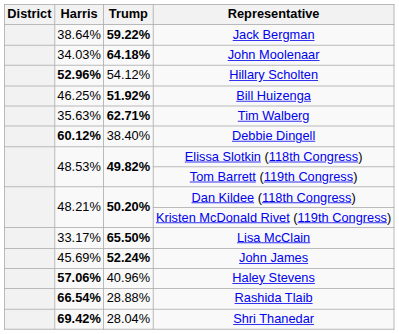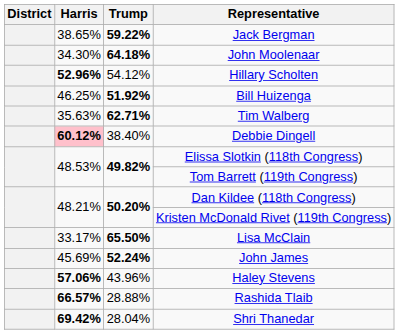(79, 34) 38.64% -> (79, 34) 38.65%
(79, 55) 34.03% -> (79, 55) 34.30%
(79, 136) no background -> (79, 136) pink background
(128, 278) 40.96% -> (128, 278) 43.96%
(79, 298) 66.54% -> (79, 298) 66.57%
